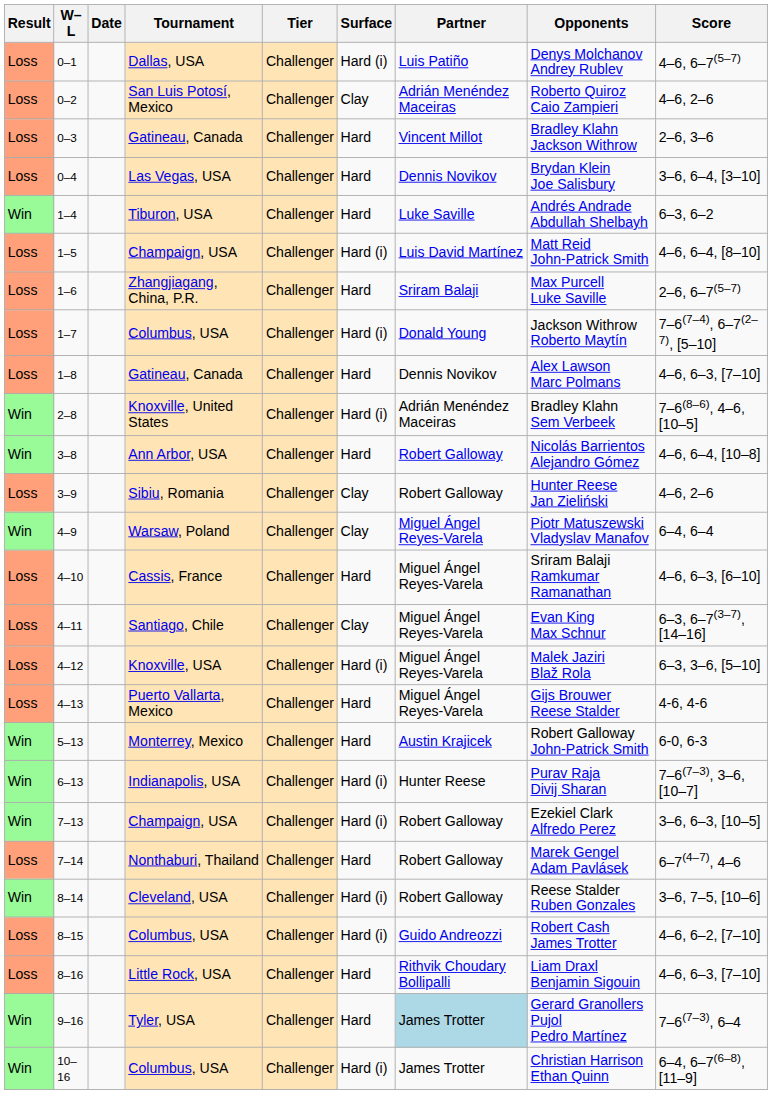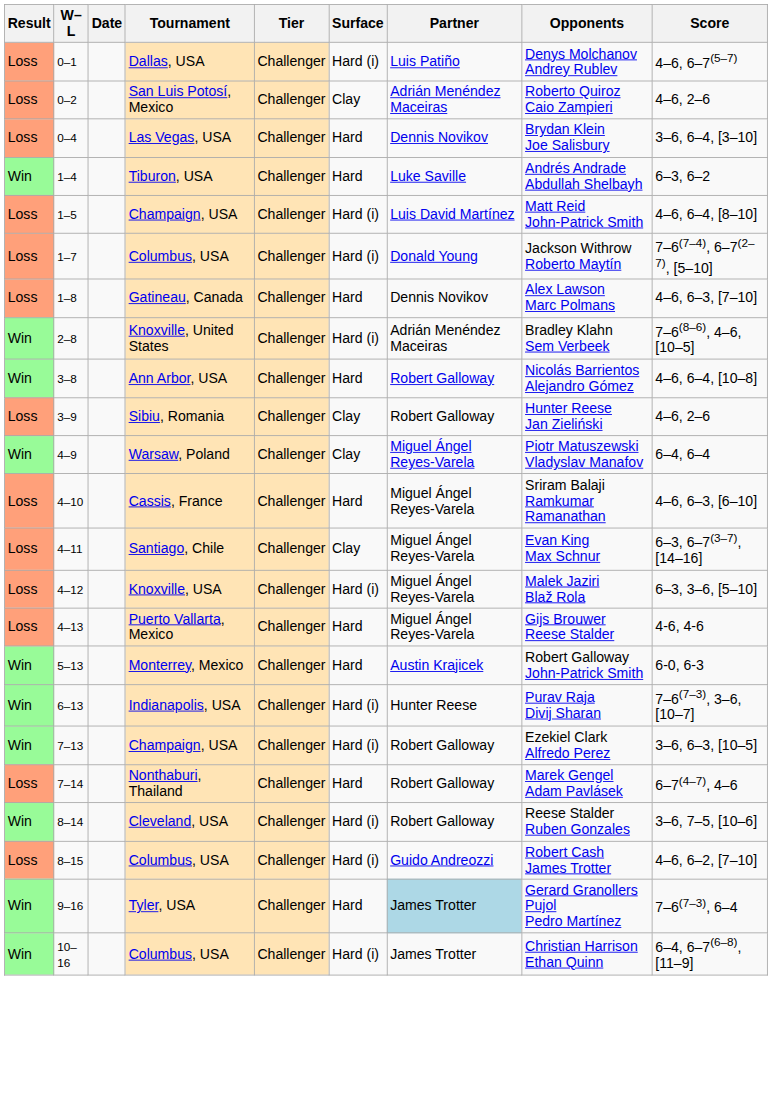- row: (67, 138)
- row: (67, 291)
- row: (70, 975)
